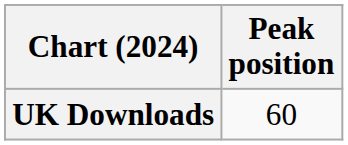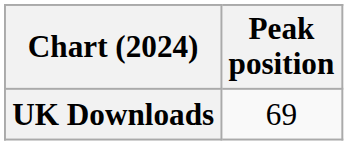(281, 113) 60 -> (281, 113) 69
